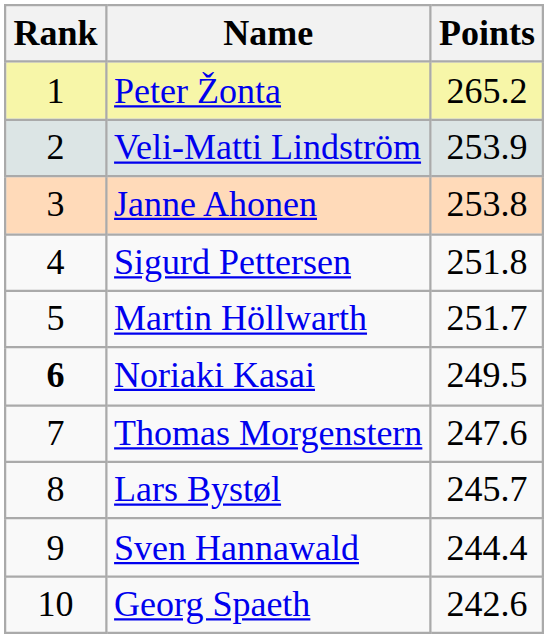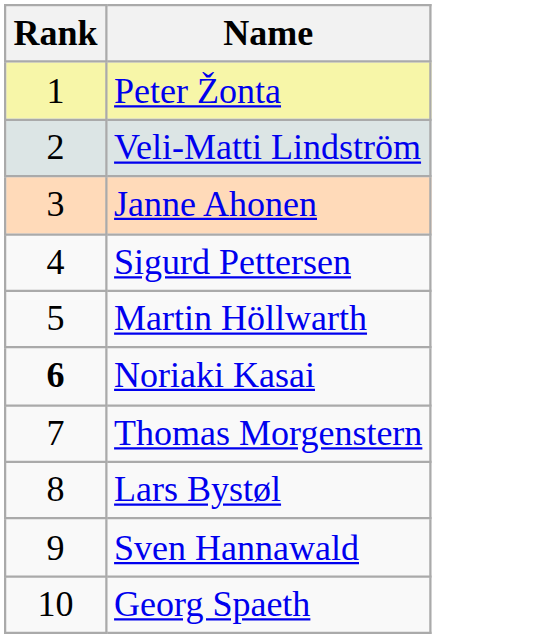- column: (487, 33)
